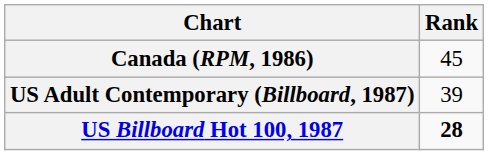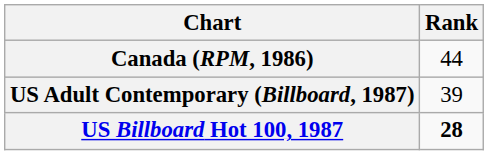(451, 58) 45 -> (451, 58) 44
